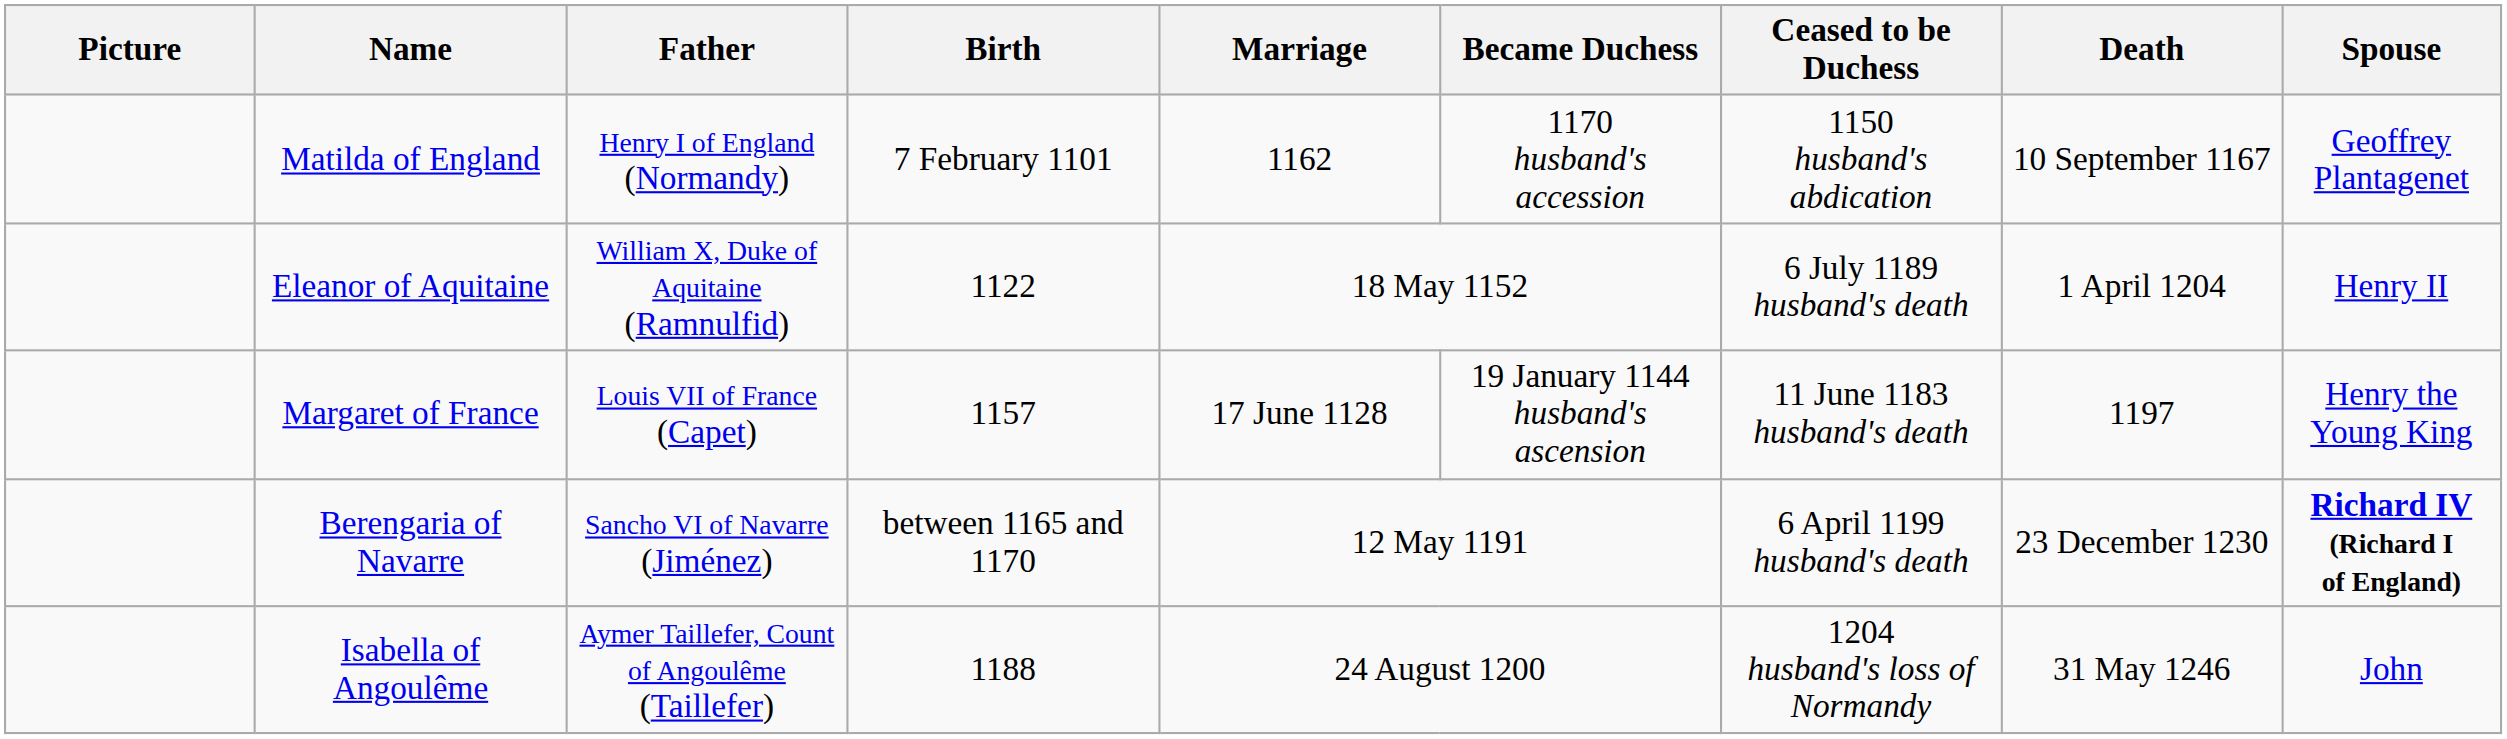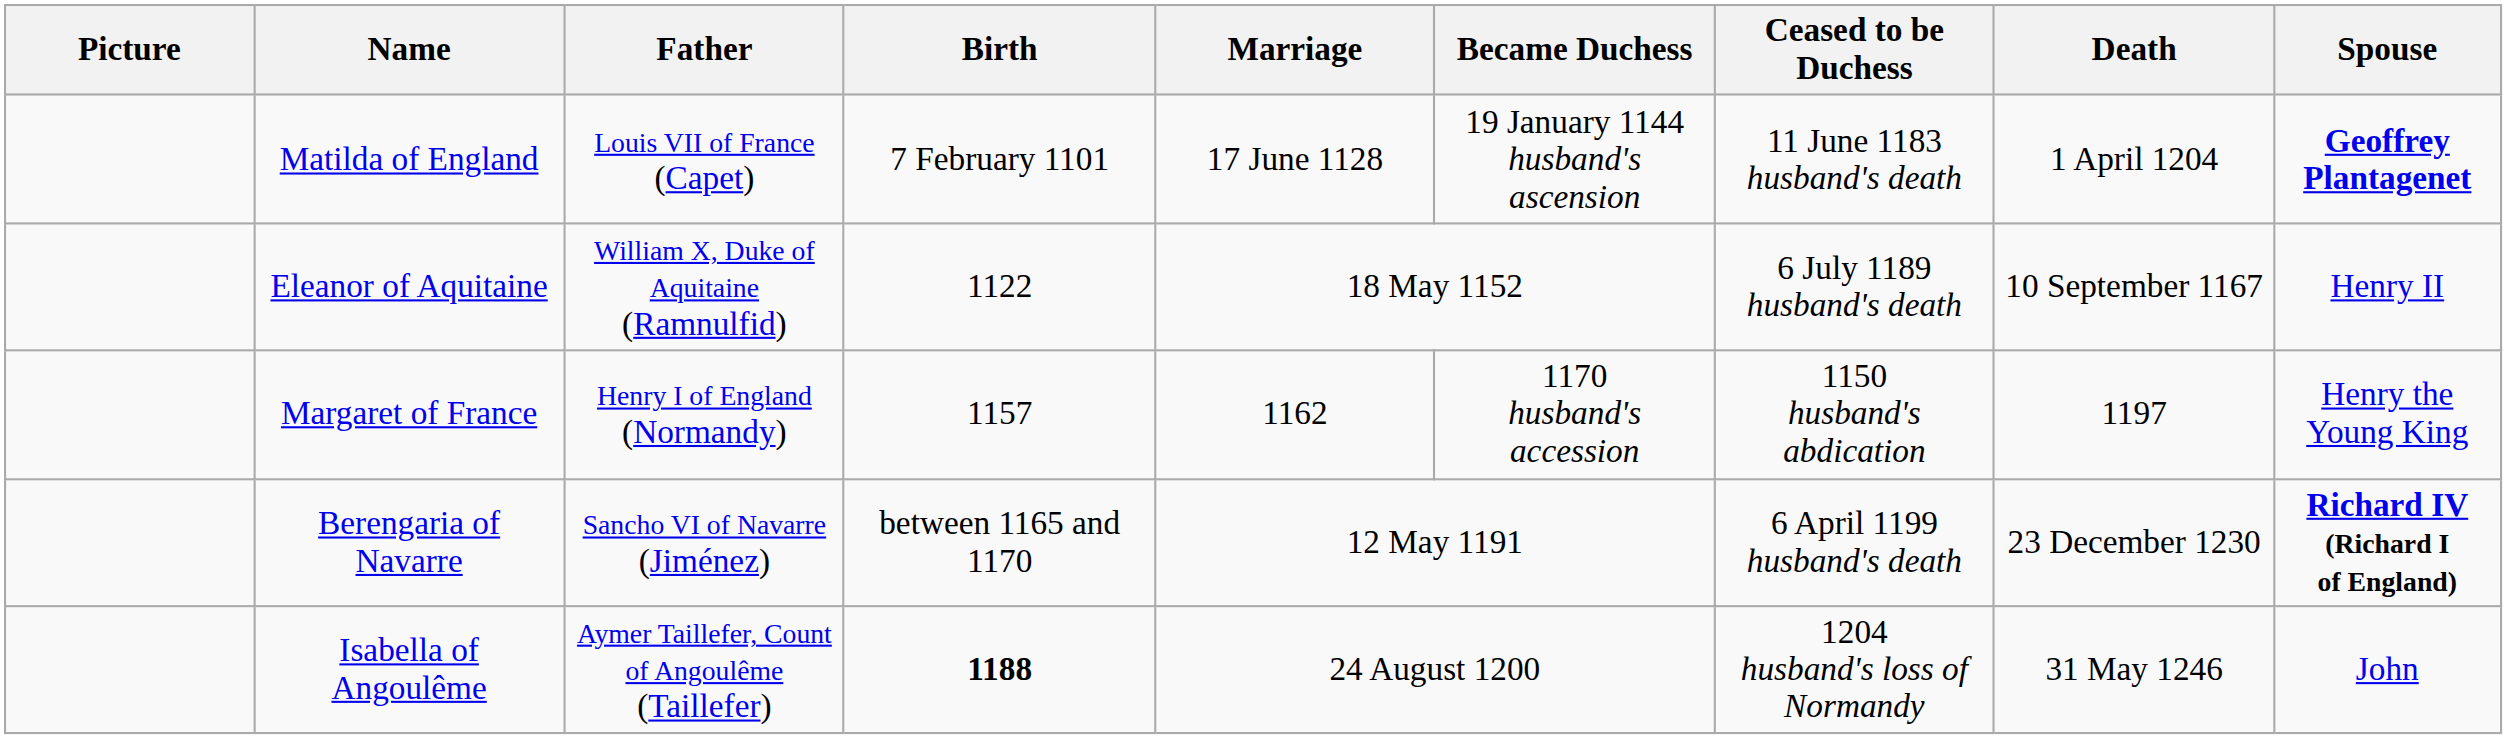(707, 160) Henry I of England (Normandy) -> (704, 160) Louis VII of France (Capet)
(1300, 158) 1162 -> (1295, 158) 17 June 1128
(1580, 158) 1170 husband's accession -> (1575, 158) 19 January 1144 husband's ascension
(1861, 158) 1150 husband's abdication -> (1854, 158) 11 June 1183 husband's death
(2142, 158) 10 September 1167 -> (2134, 158) 1 April 1204
(2391, 158) normal -> (2387, 158) bold
(2142, 286) 1 April 1204 -> (2134, 286) 10 September 1167
(707, 415) Louis VII of France (Capet) -> (704, 415) Henry I of England (Normandy)
(1300, 413) 17 June 1128 -> (1295, 413) 1162
(1580, 413) 19 January 1144 husband's ascension -> (1575, 413) 1170 husband's accession
(1861, 413) 11 June 1183 husband's death -> (1854, 413) 1150 husband's abdication
(1003, 669) normal -> (1000, 669) bold
